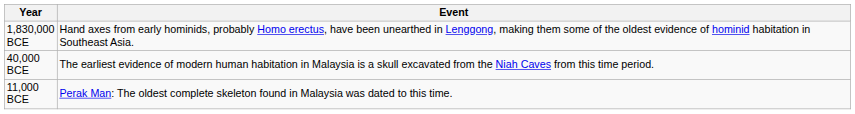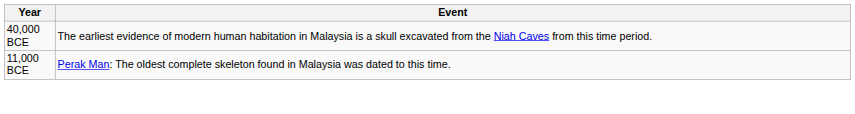- row: (31, 36)
